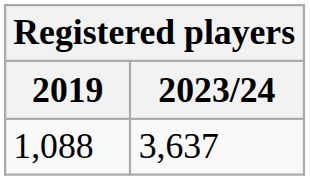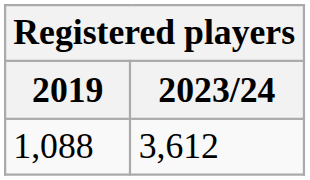(179, 145) 3,637 -> (179, 145) 3,612
